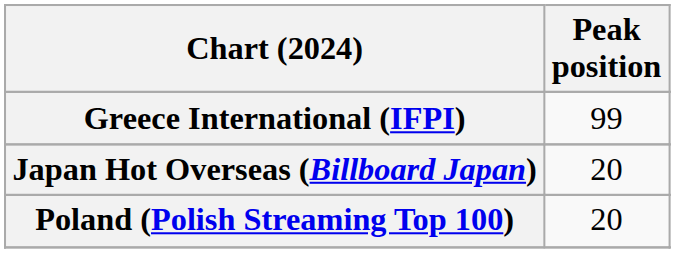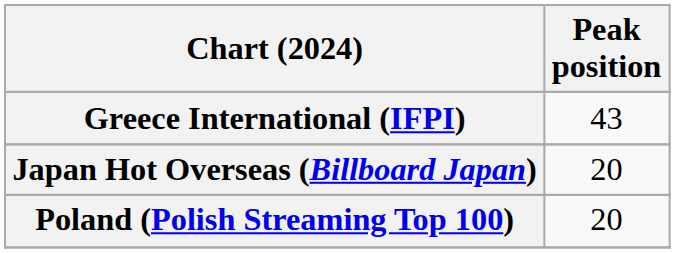(606, 117) 99 -> (606, 117) 43
